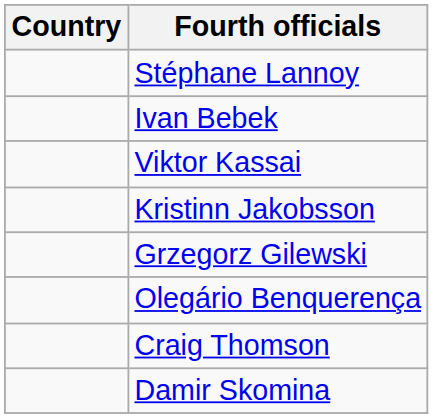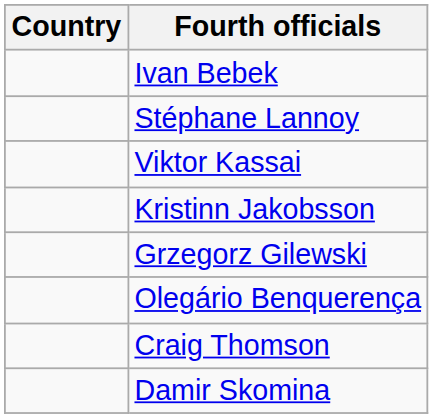rows swapped: (206, 118) <-> (247, 72)
